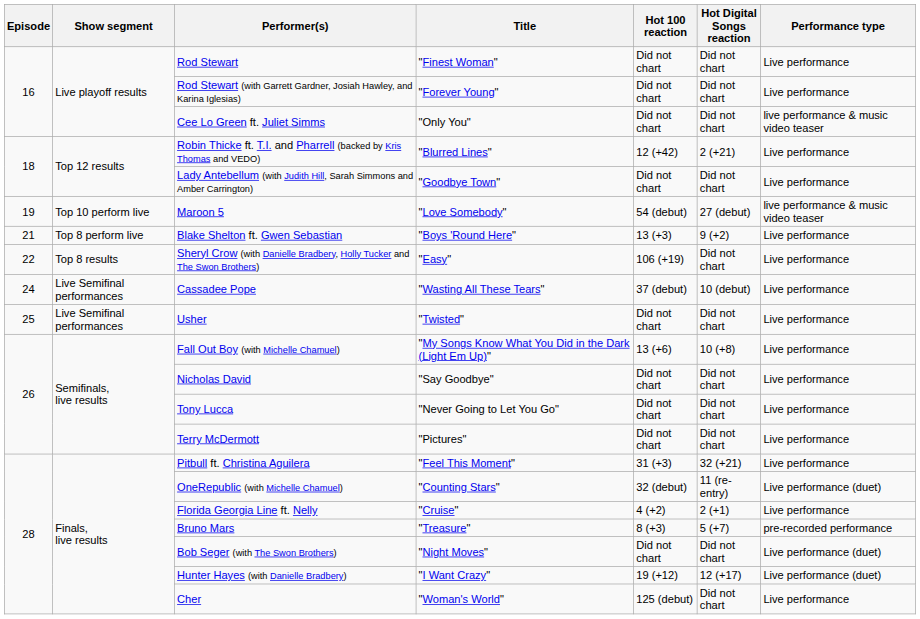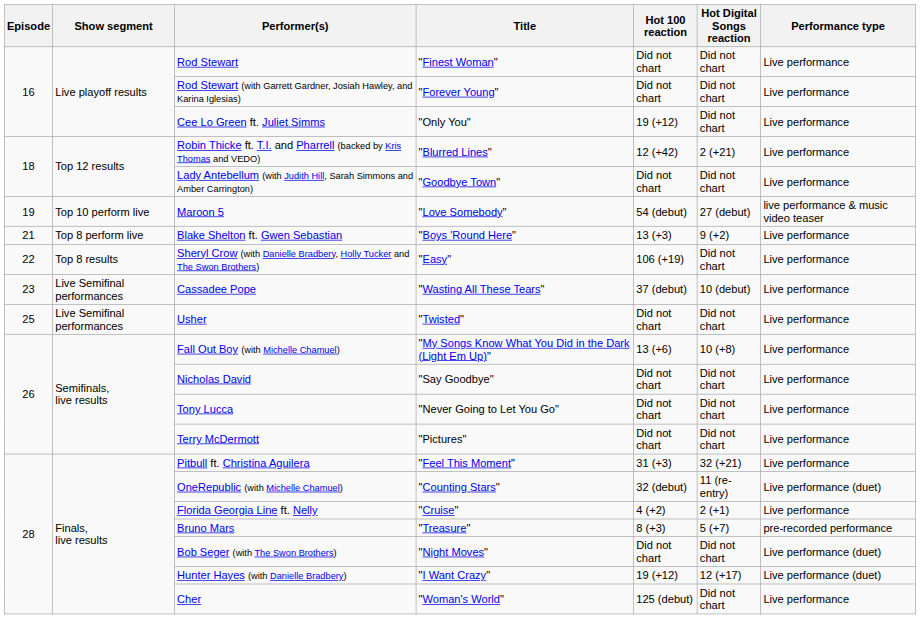(654, 122) Did not chart -> (657, 122) 19 (+12)
(826, 122) live performance & music video teaser -> (806, 122) Live performance
(29, 289) 24 -> (29, 289) 23
